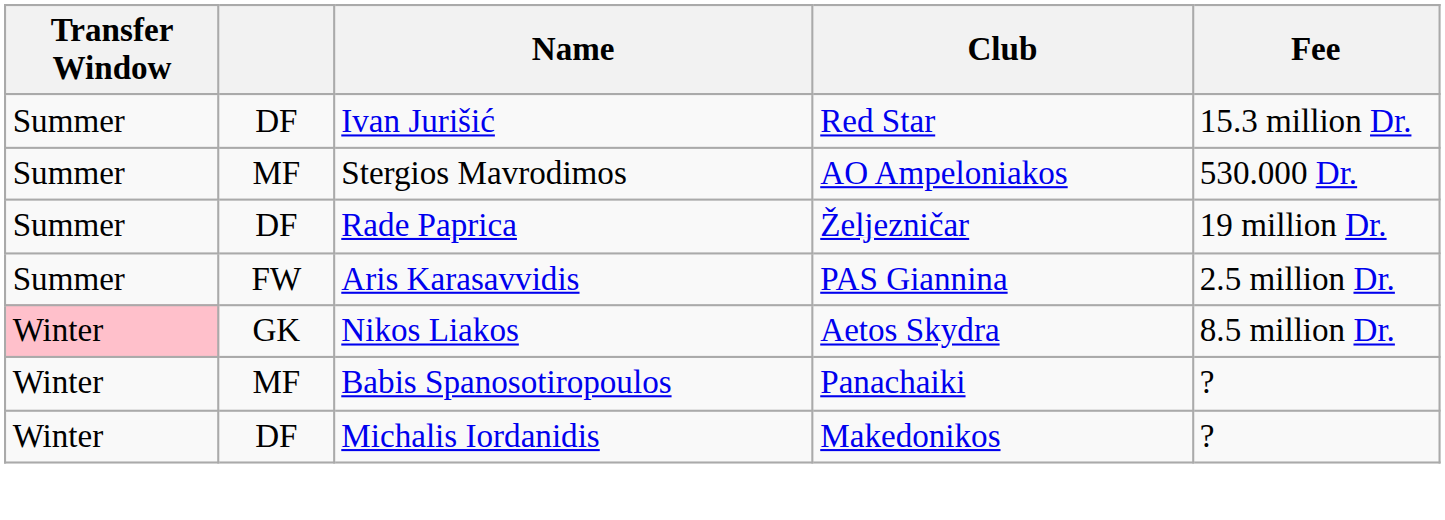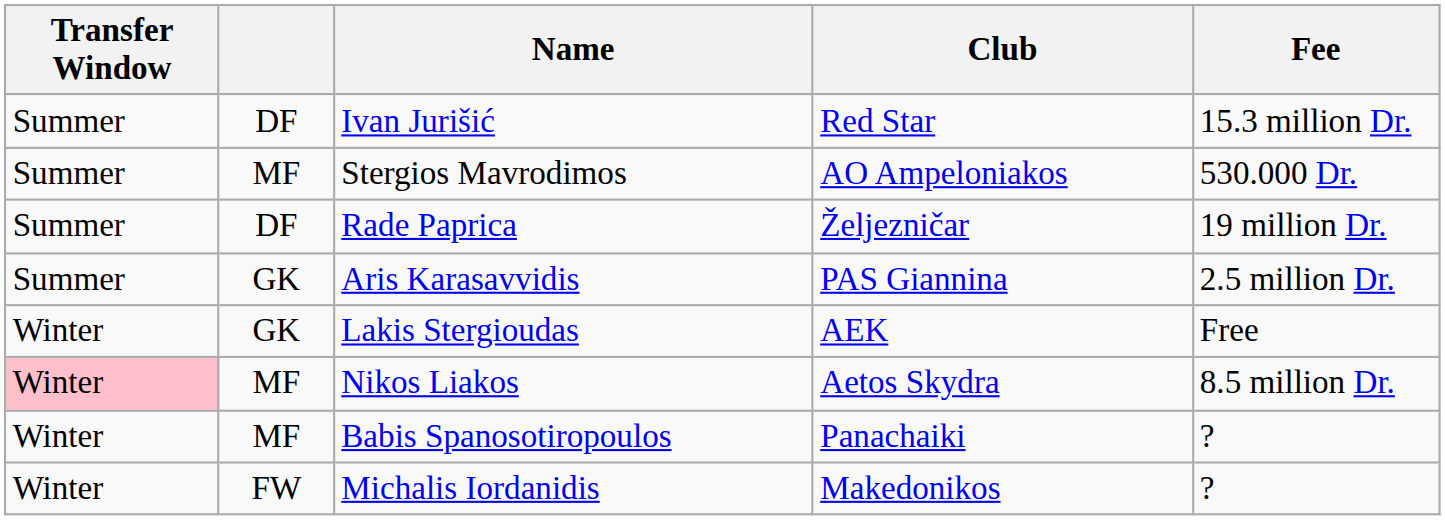(276, 278) FW -> (276, 278) GK
+ row: (460, 330)
(276, 330) GK -> (276, 383) MF
(276, 435) DF -> (276, 488) FW
